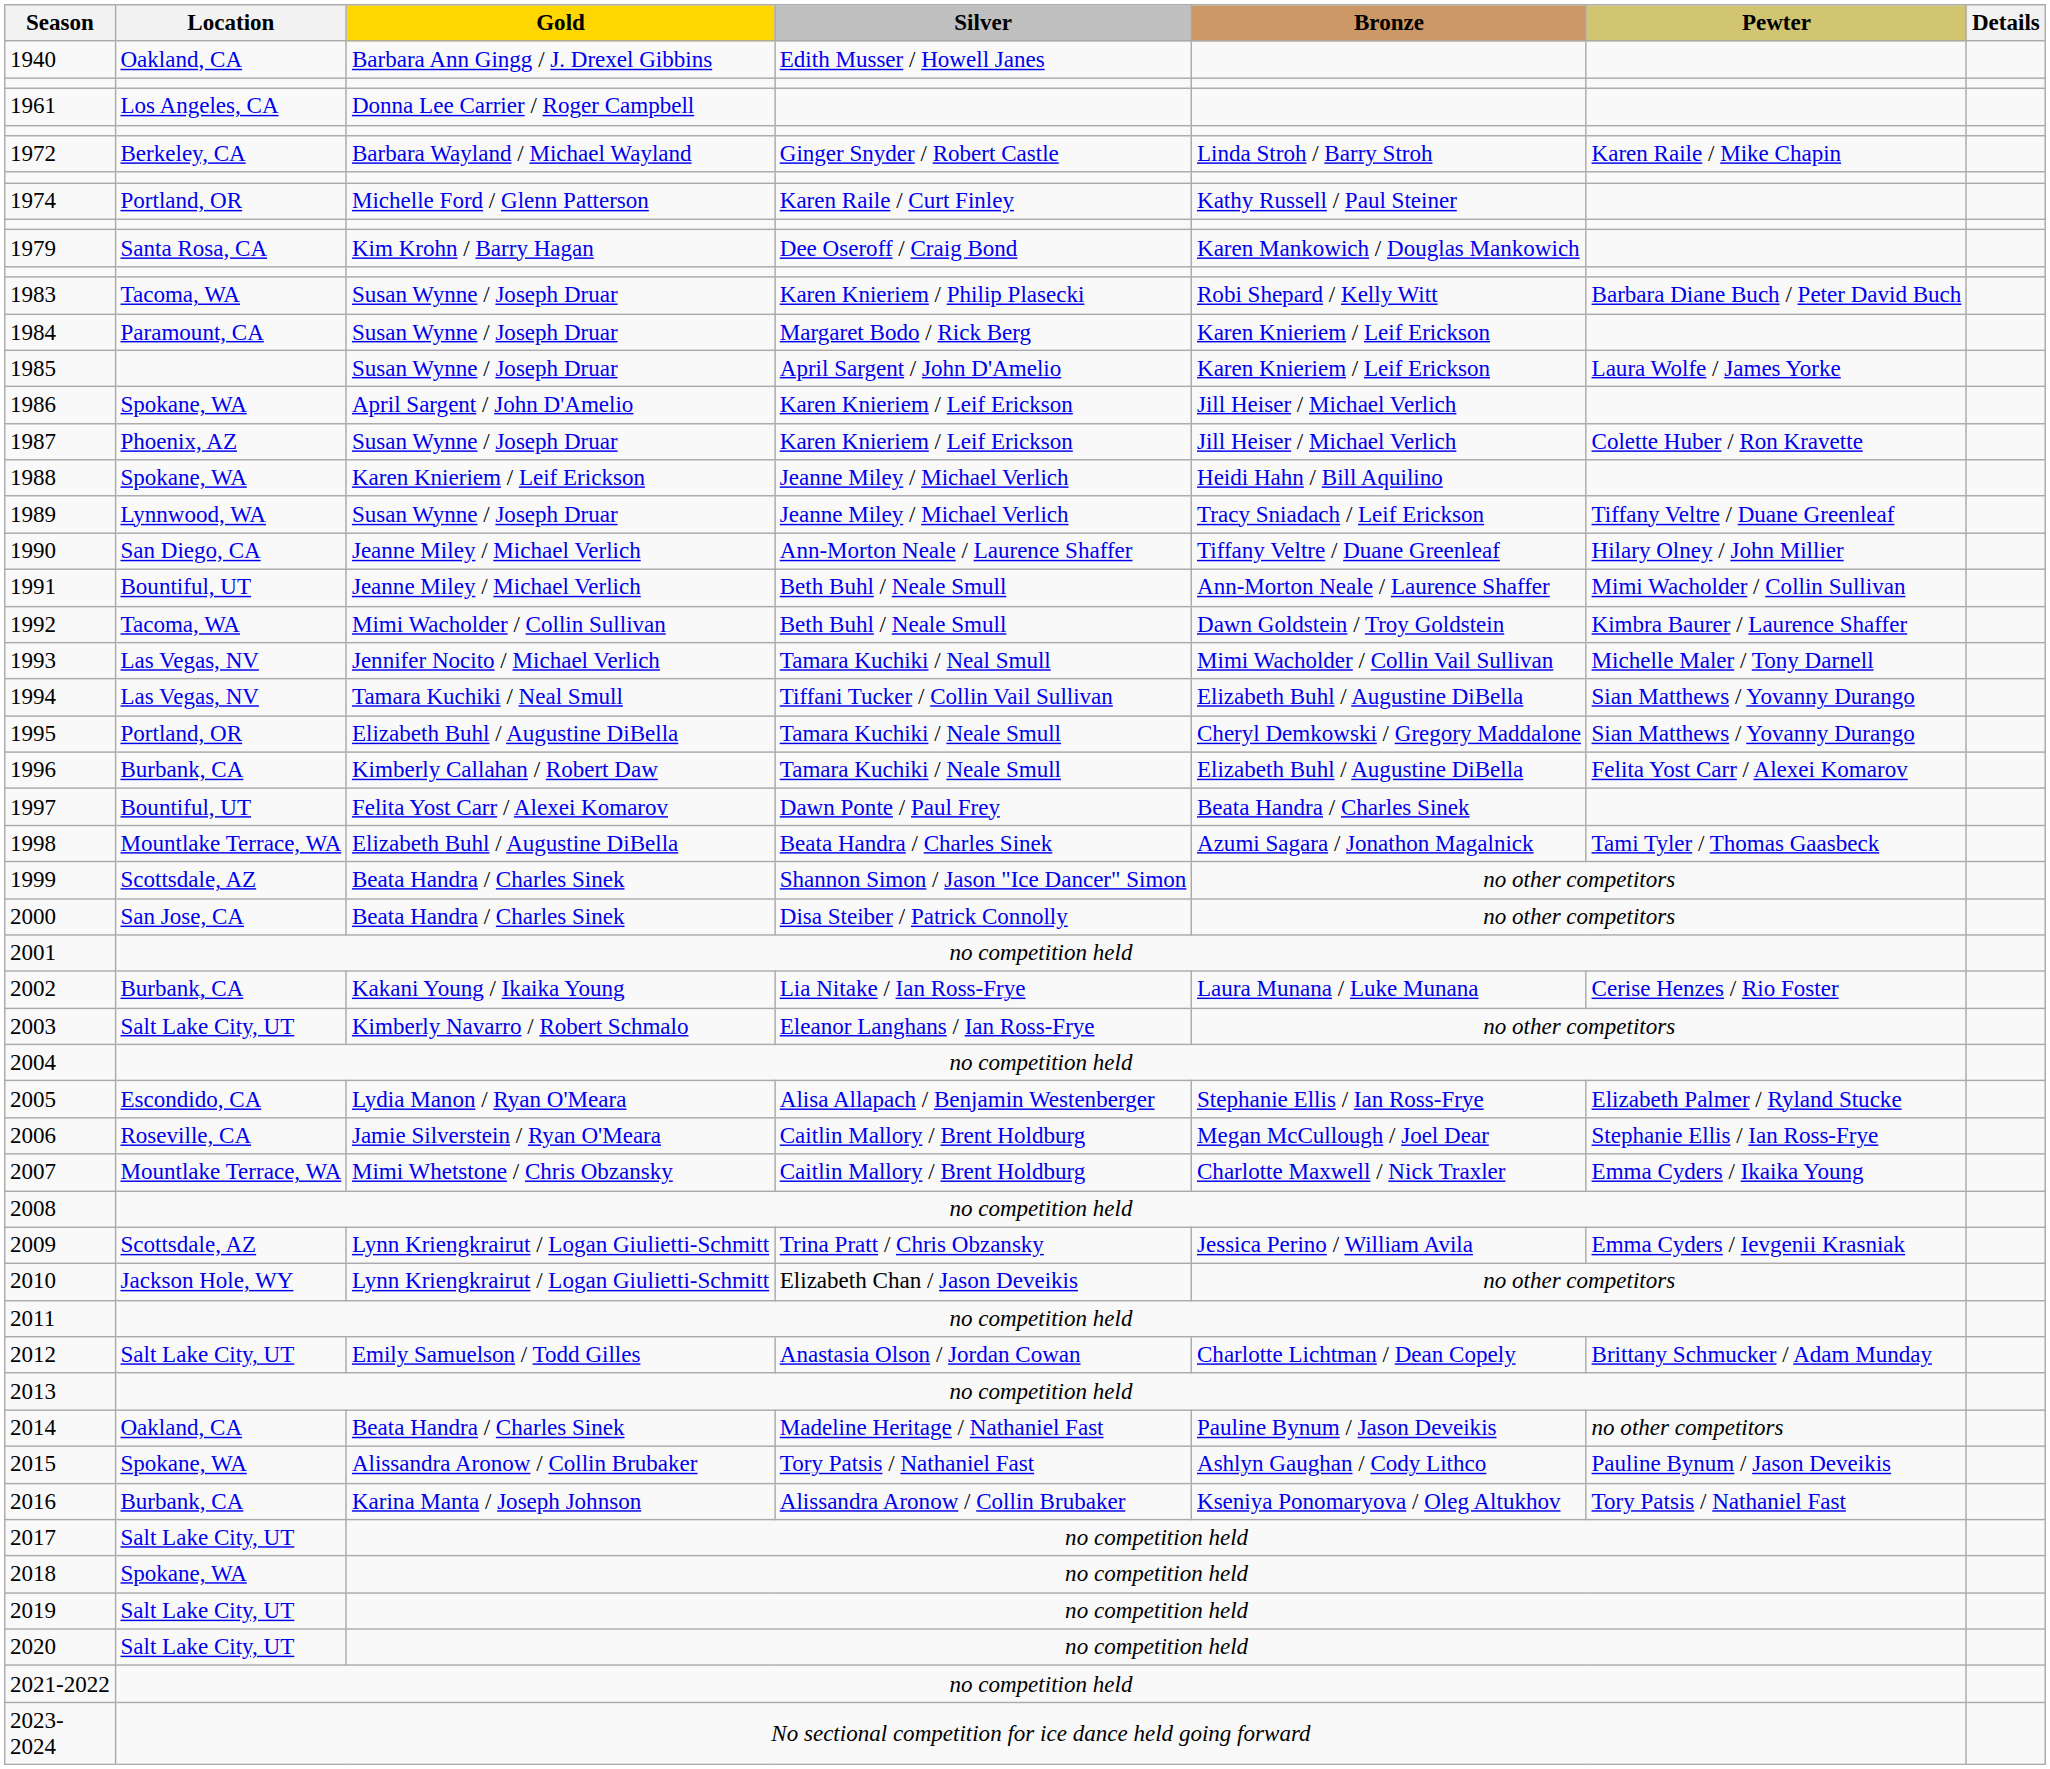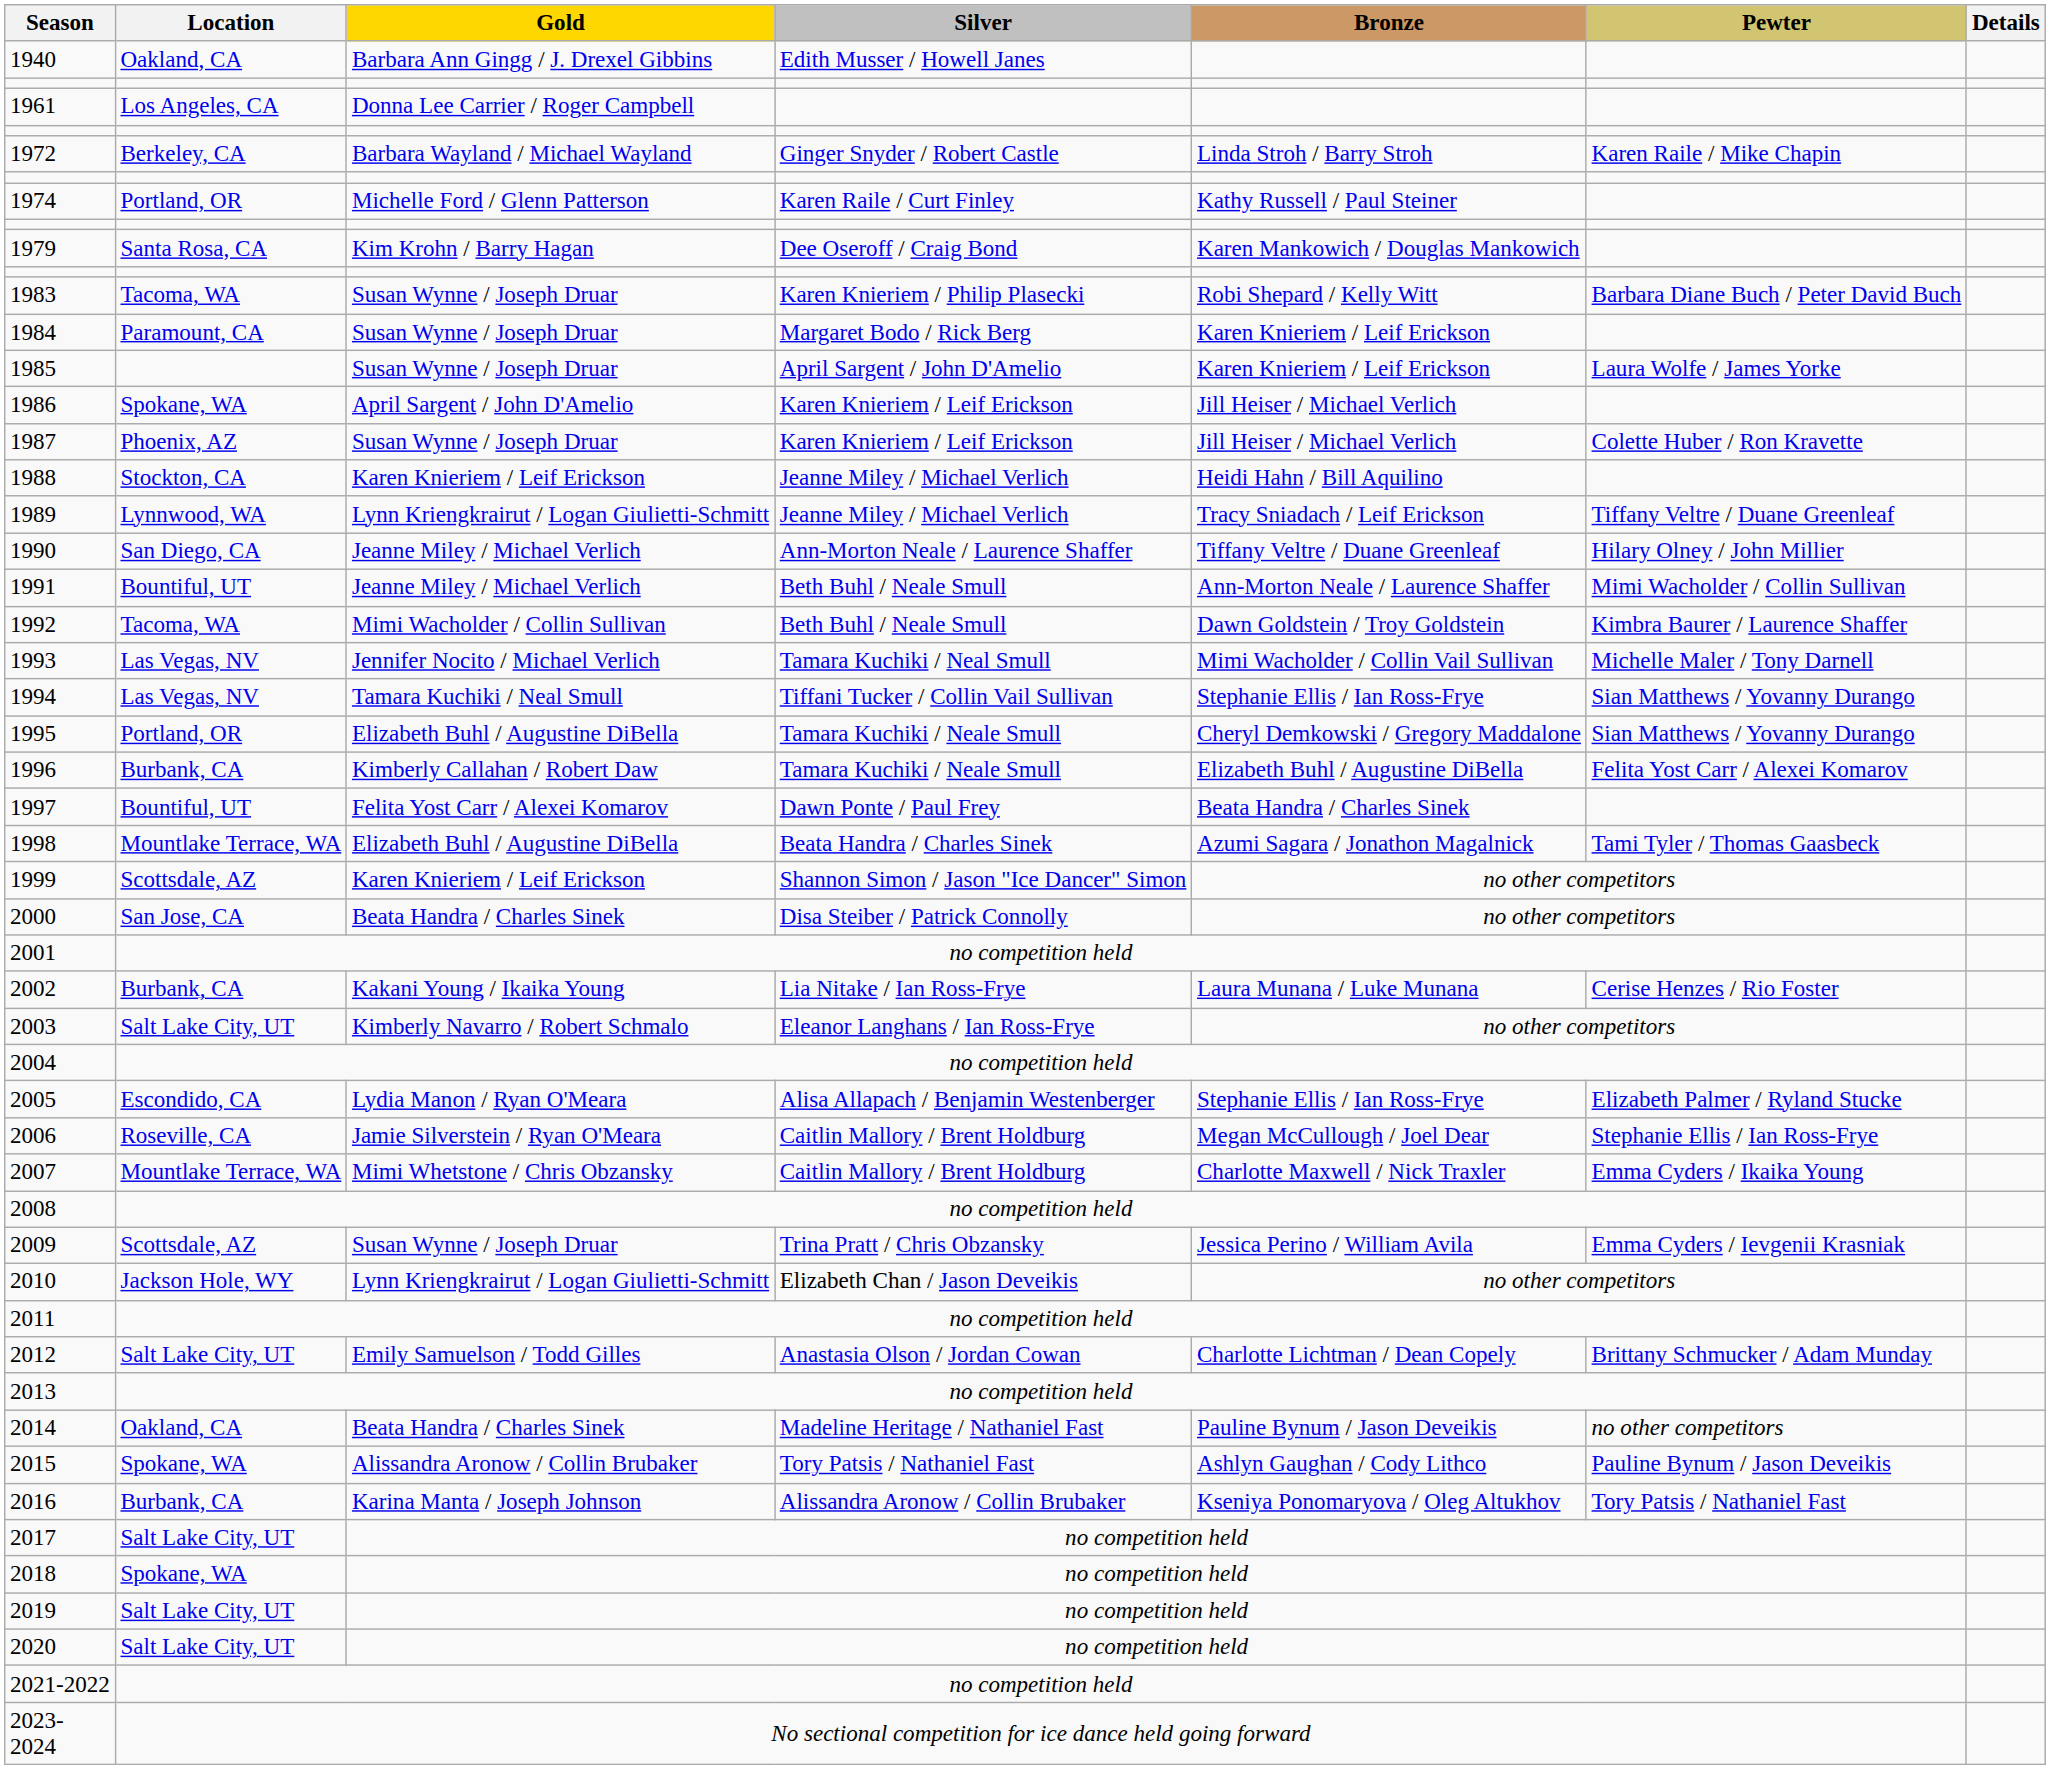(184, 477) Spokane, WA -> (183, 477) Stockton, CA
(485, 514) Susan Wynne / Joseph Druar -> (561, 514) Lynn Kriengkrairut / Logan Giulietti-Schmitt
(1360, 697) Elizabeth Buhl / Augustine DiBella -> (1340, 697) Stephanie Ellis / Ian Ross-Frye
(488, 879) Beata Handra / Charles Sinek -> (498, 879) Karen Knieriem / Leif Erickson
(561, 1245) Lynn Kriengkrairut / Logan Giulietti-Schmitt -> (485, 1245) Susan Wynne / Joseph Druar
